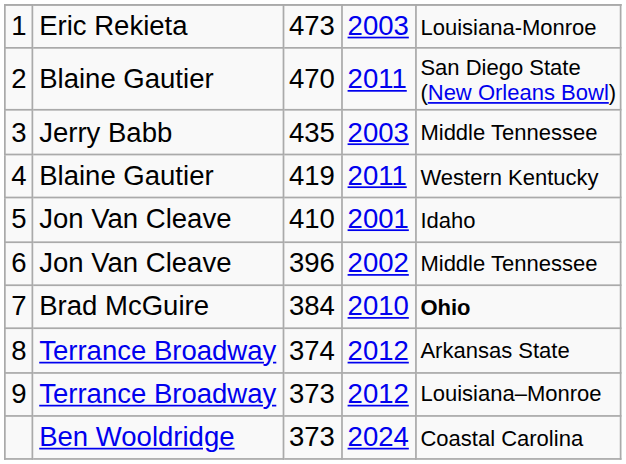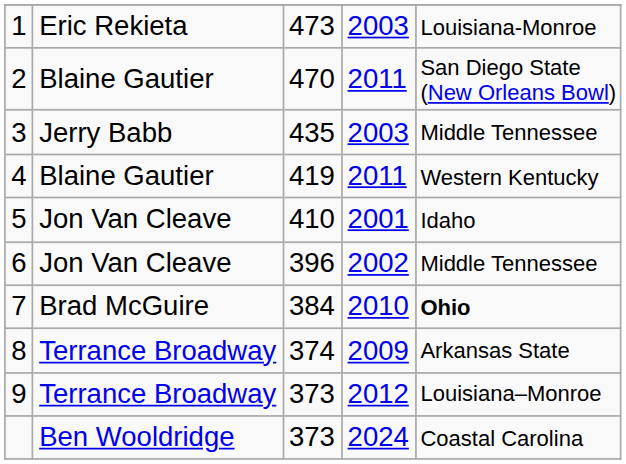(378, 350) 2012 -> (378, 350) 2009
